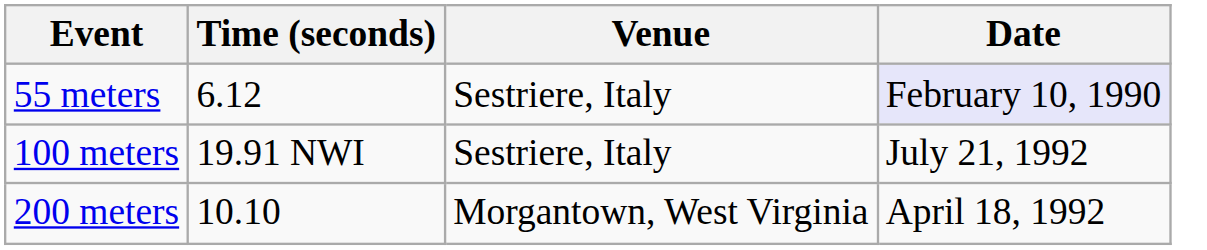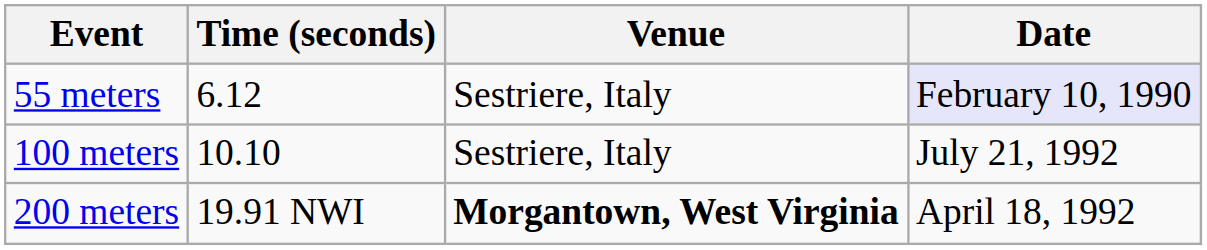(281, 152) 19.91 NWI -> (239, 152) 10.10
(239, 212) 10.10 -> (281, 212) 19.91 NWI
(661, 212) normal -> (676, 212) bold
